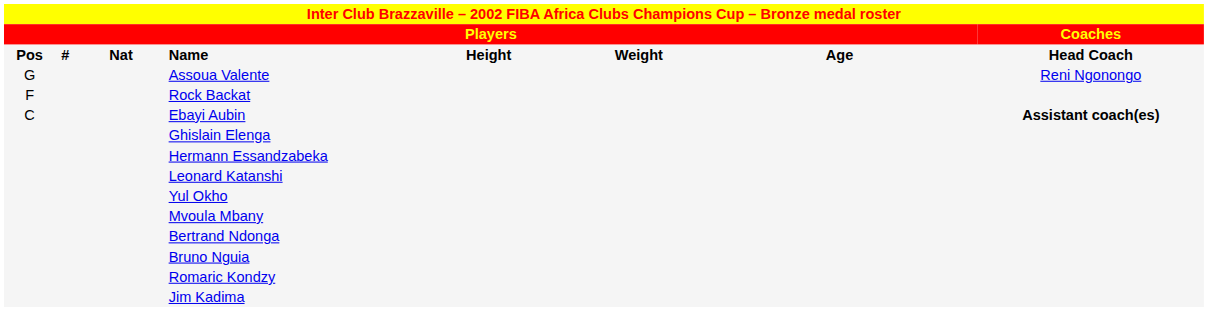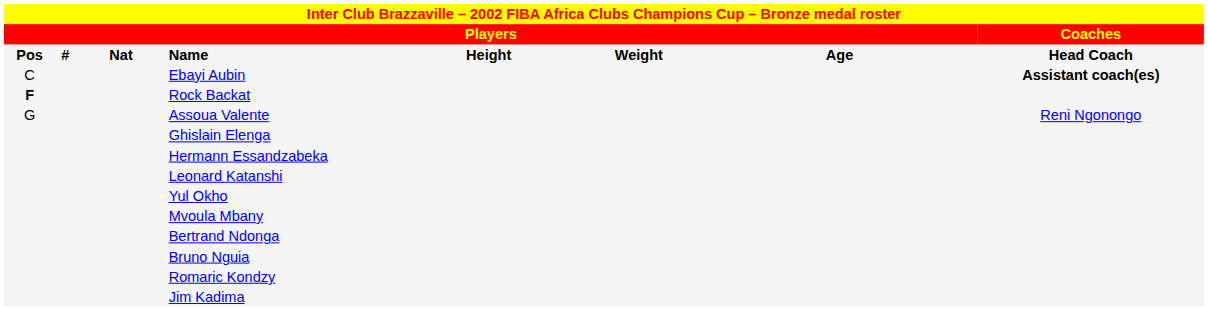rows swapped: (219, 75) <-> (207, 115)
(30, 95) normal -> (30, 95) bold
